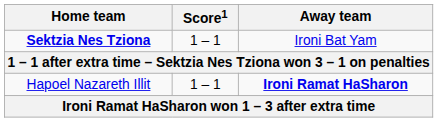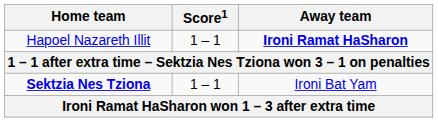rows swapped: (88, 40) <-> (88, 84)
